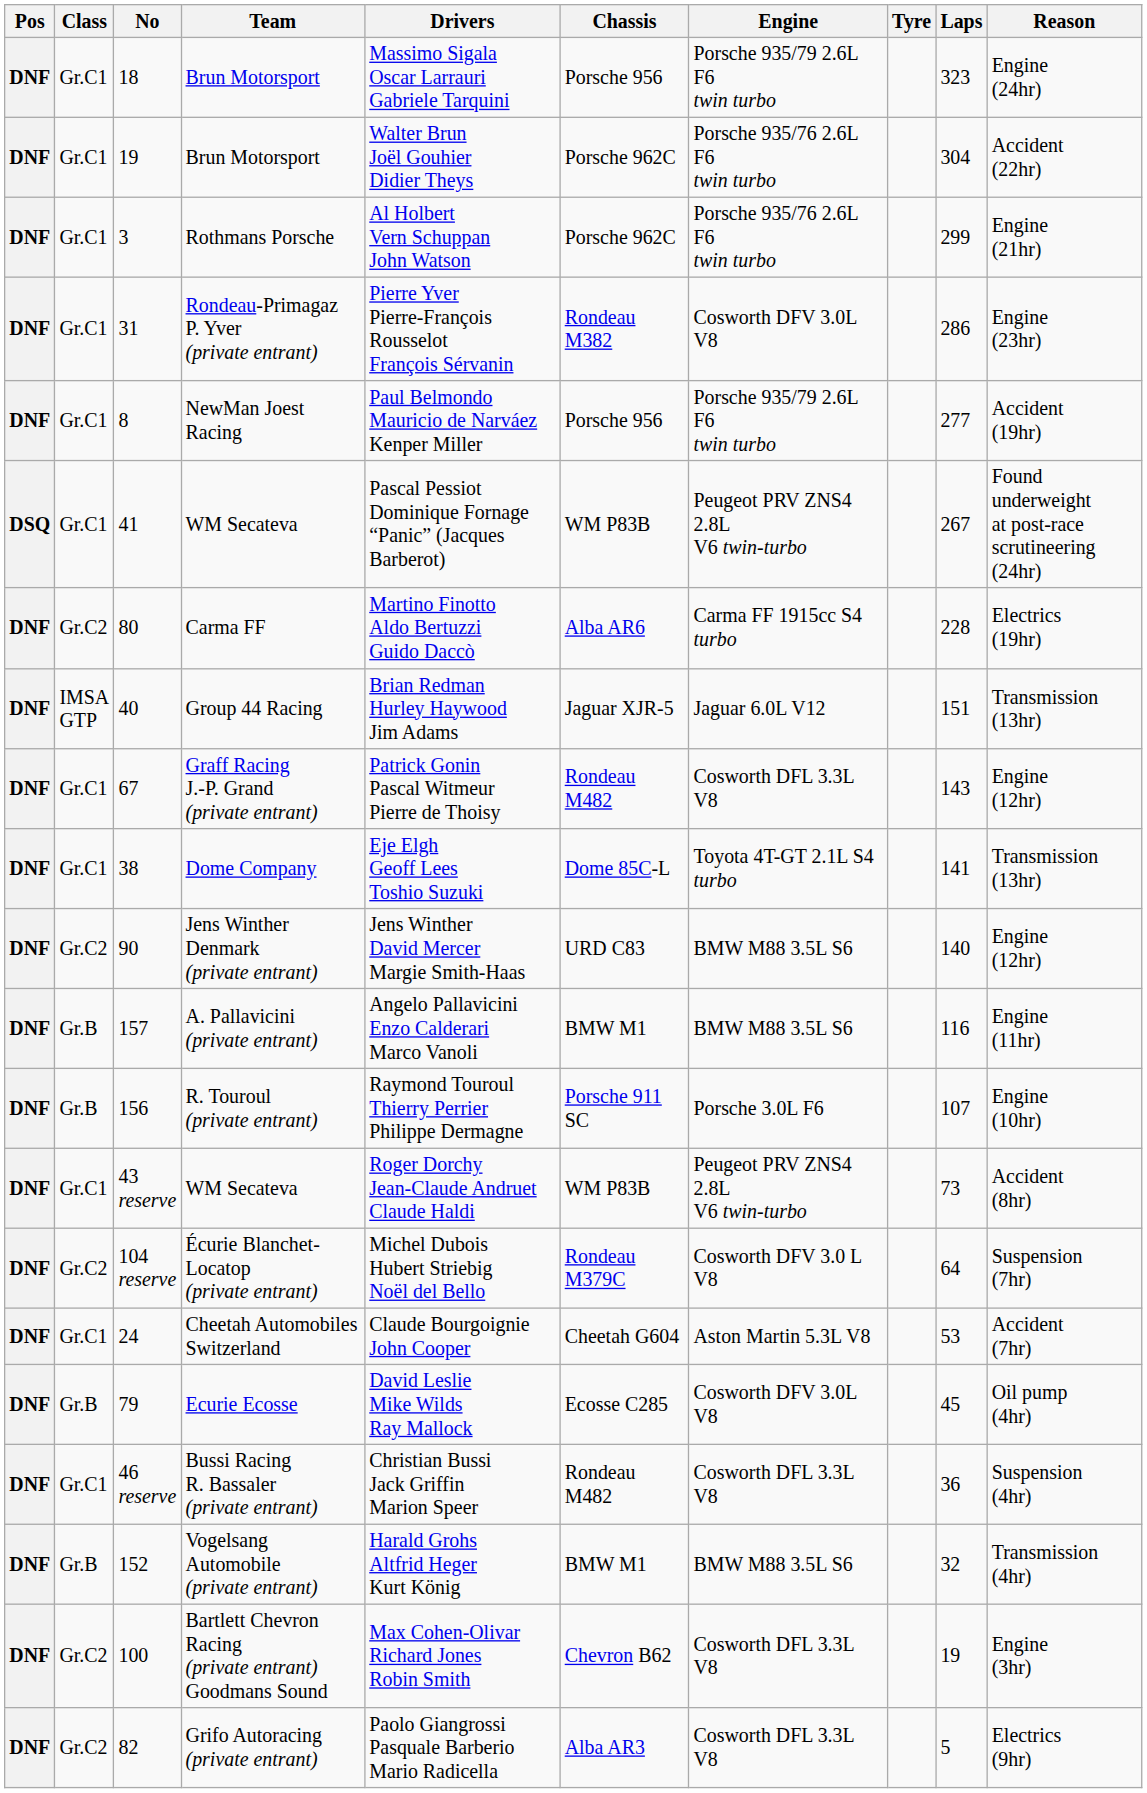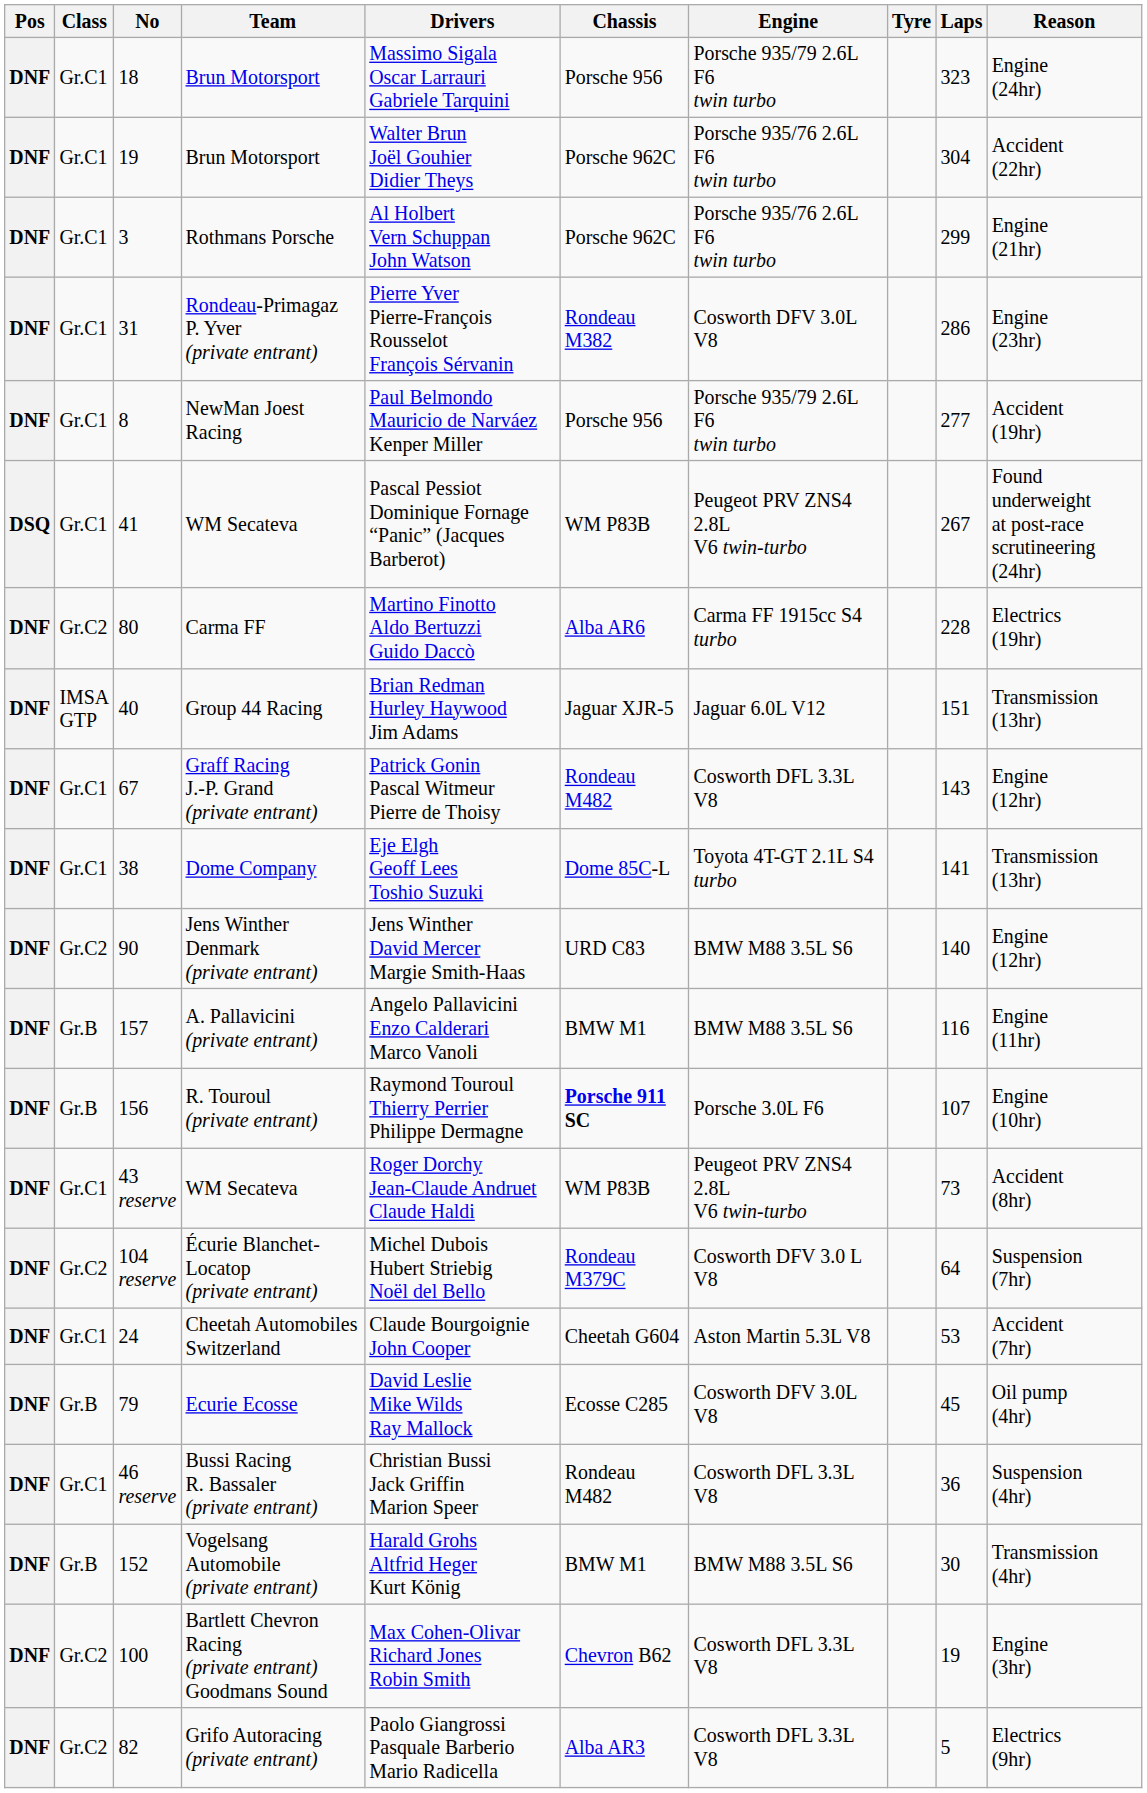(613, 1108) normal -> (615, 1108) bold
(950, 1564) 32 -> (950, 1564) 30
